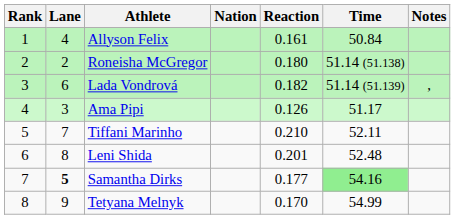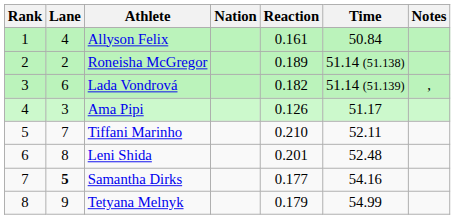(291, 62) 0.180 -> (291, 62) 0.189
(365, 179) lightgreen background -> (365, 179) no background
(291, 202) 0.170 -> (291, 202) 0.179
